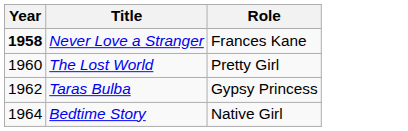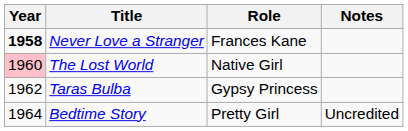+ column: (362, 16)
(25, 65) no background -> (25, 65) pink background
(245, 65) Pretty Girl -> (247, 65) Native Girl
(247, 114) Native Girl -> (245, 114) Pretty Girl
